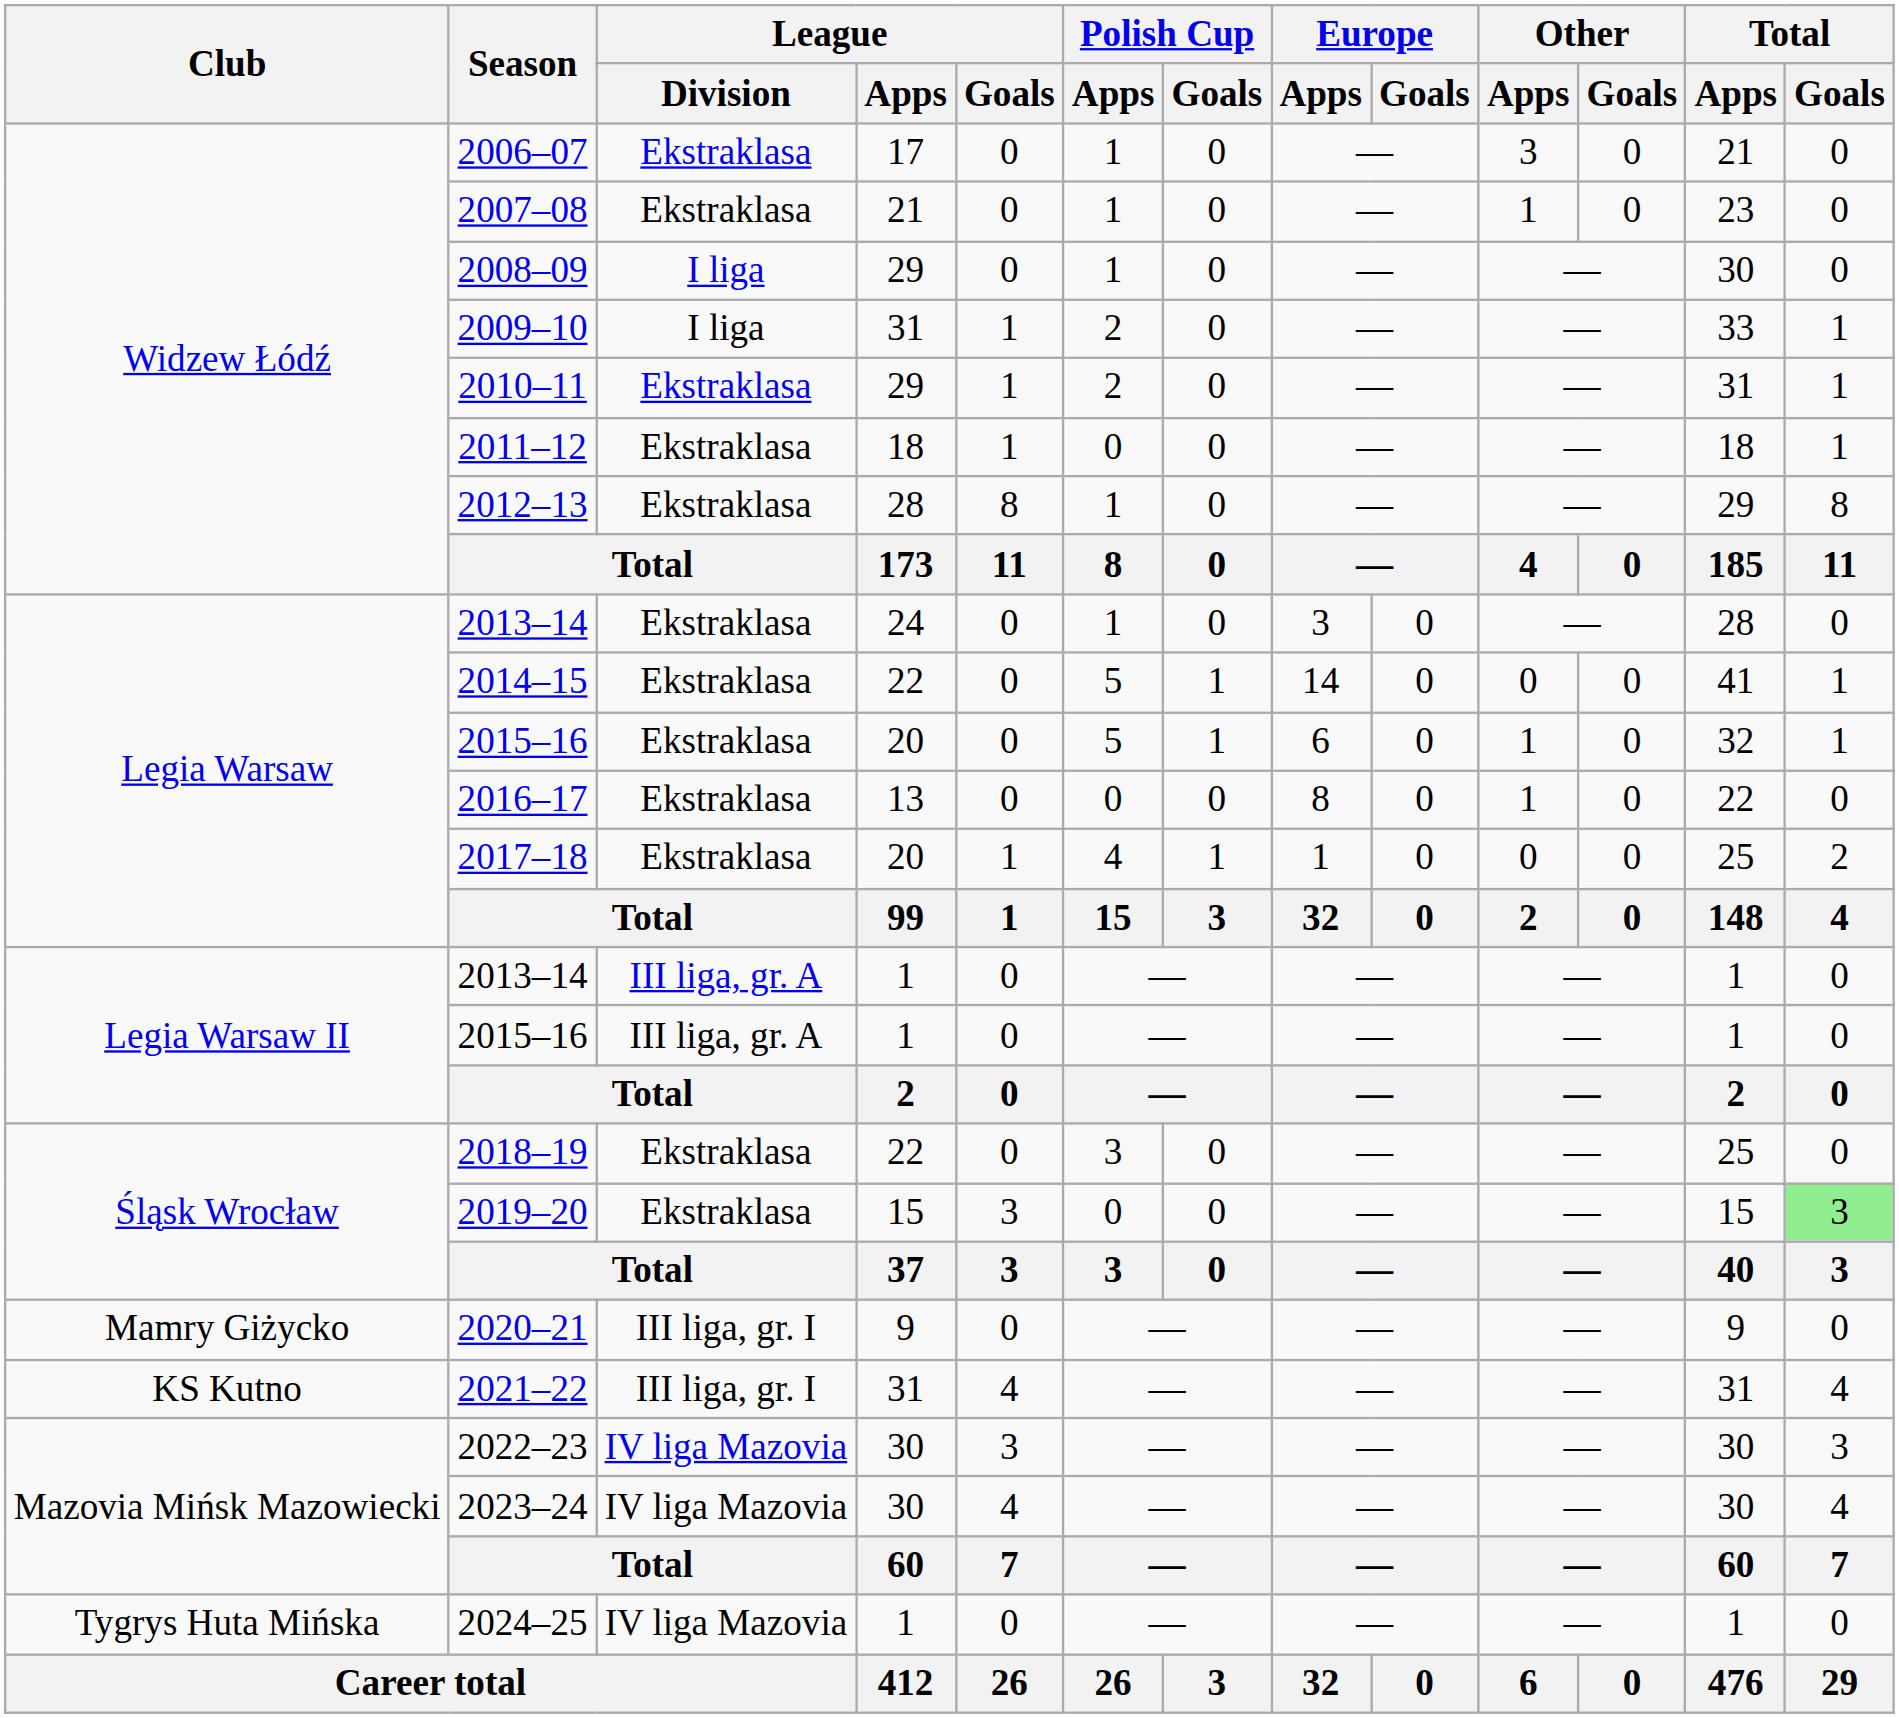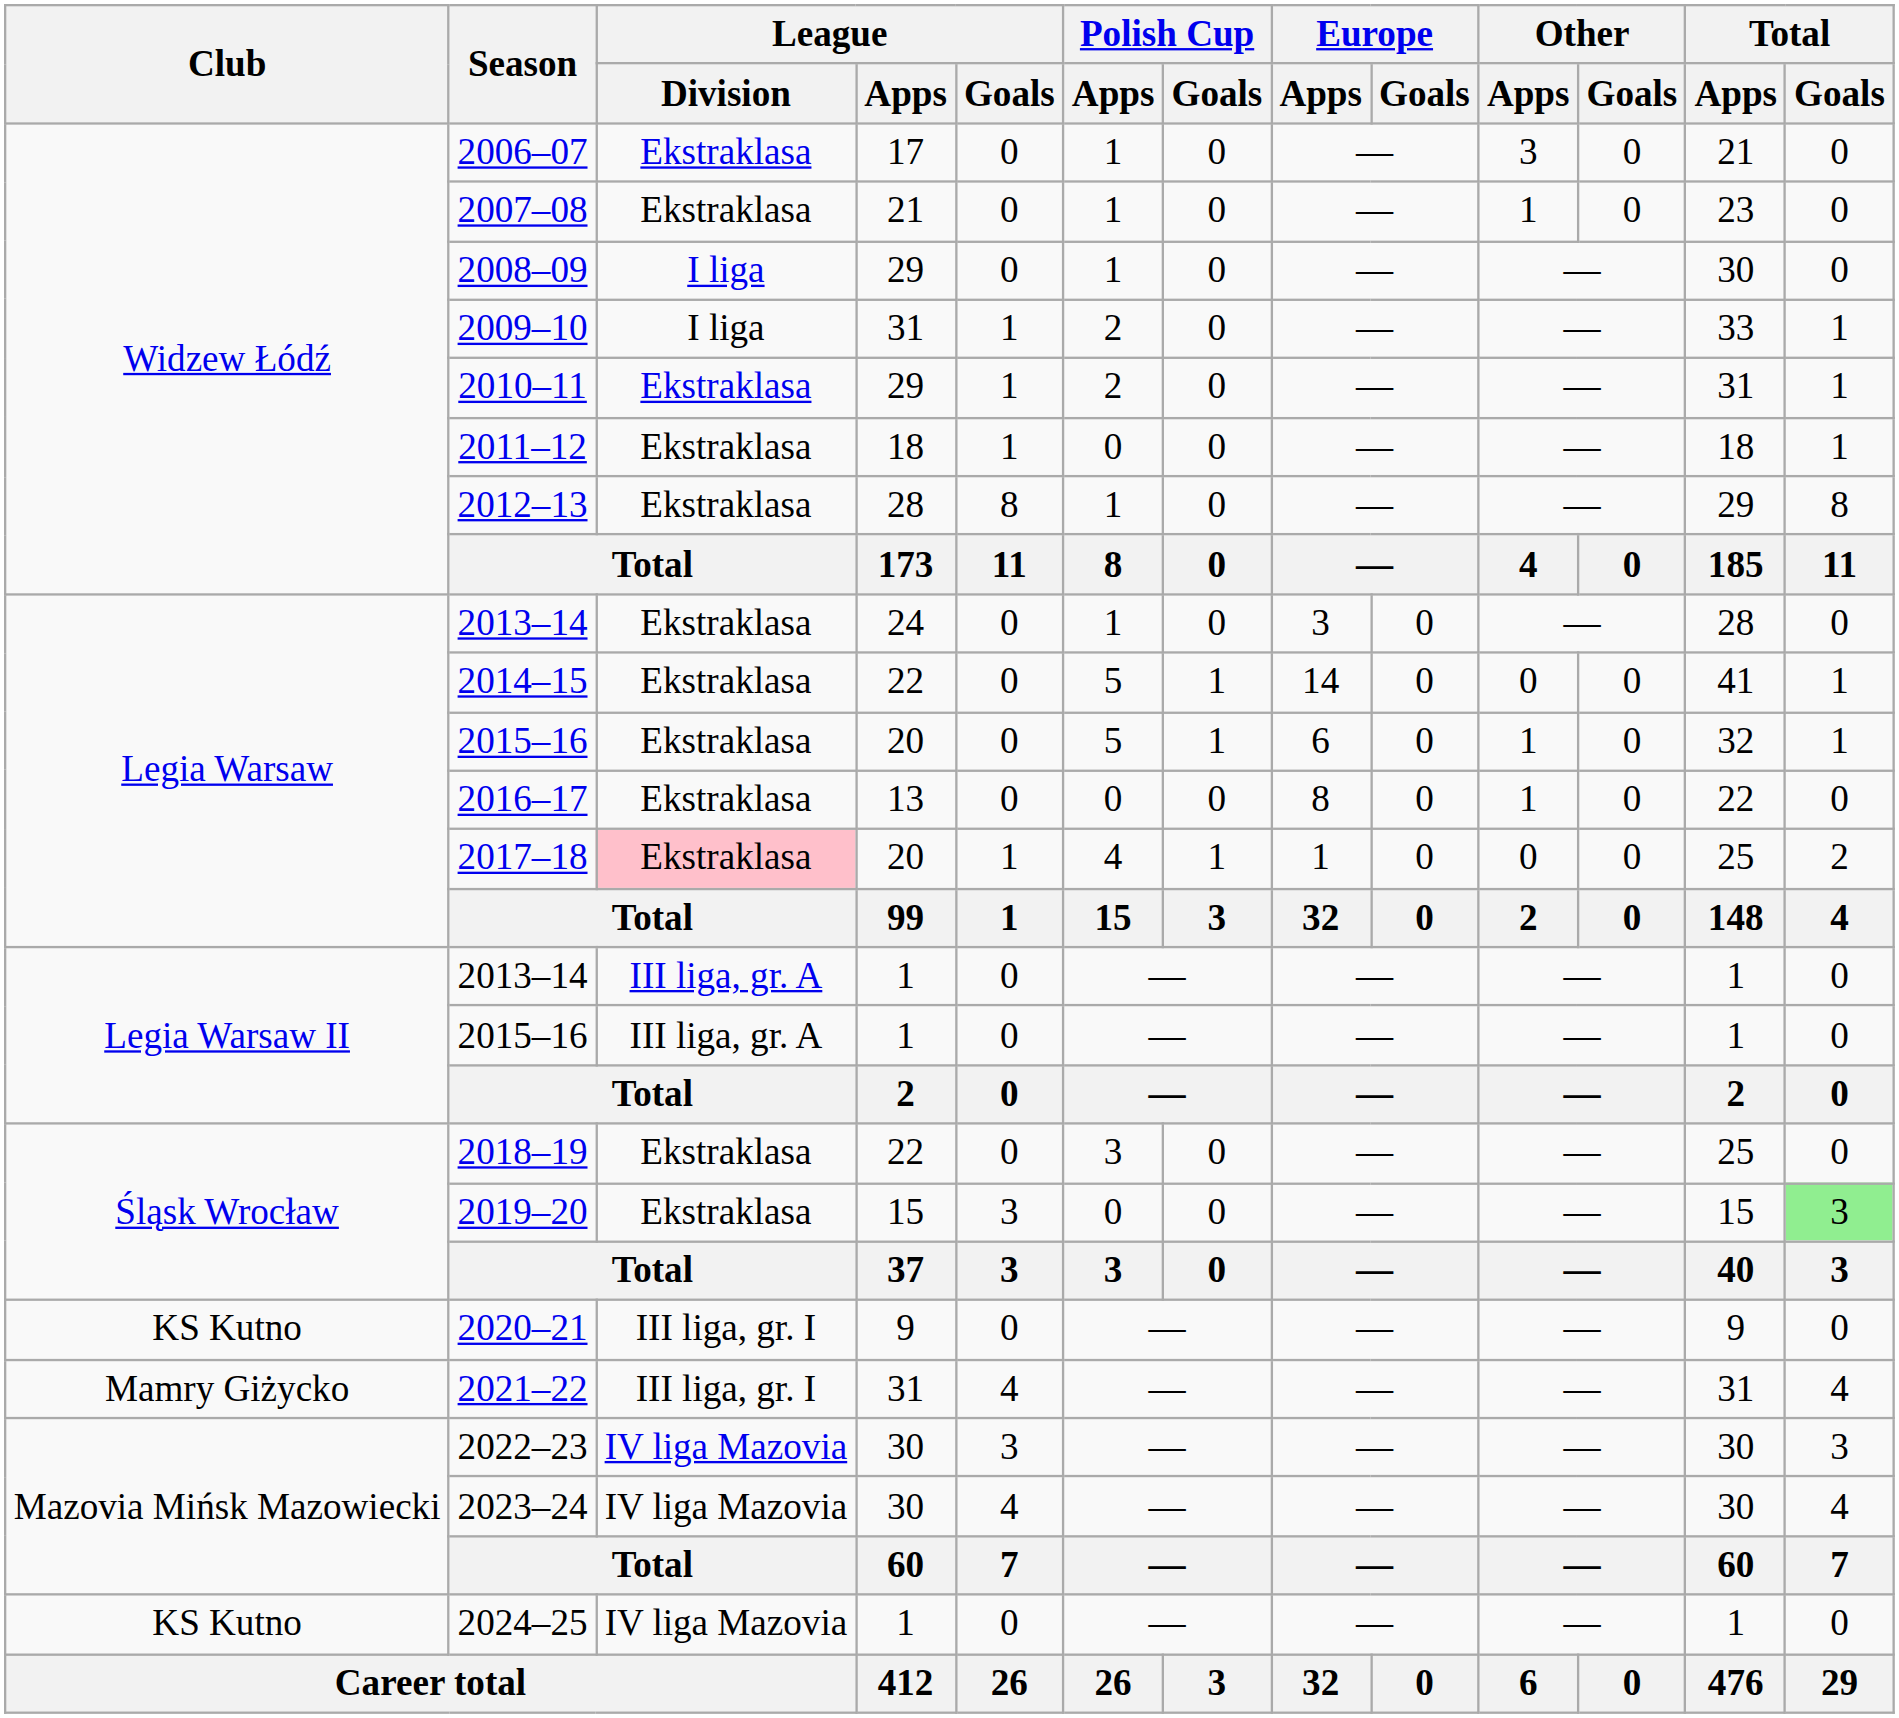(726, 858) no background -> (726, 858) pink background
(227, 1329) Mamry Giżycko -> (227, 1329) KS Kutno
(227, 1387) KS Kutno -> (227, 1387) Mamry Giżycko
(227, 1623) Tygrys Huta Mińska -> (227, 1623) KS Kutno
